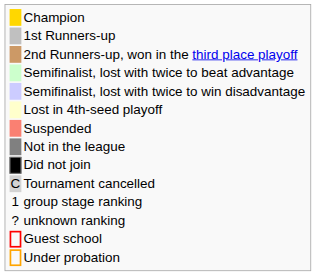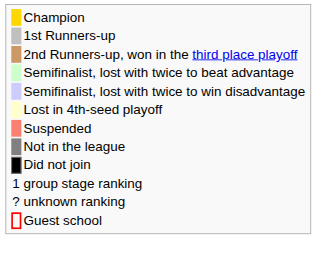- row: (89, 183)
- row: (72, 257)
